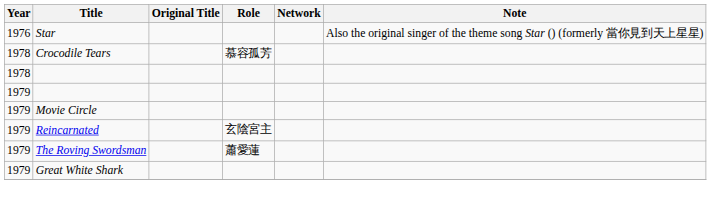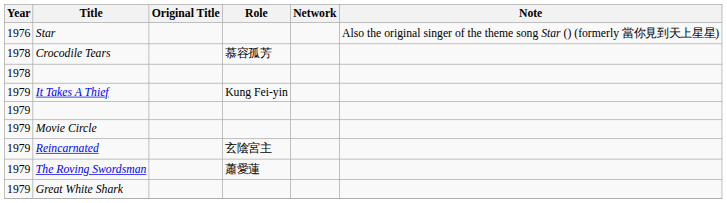+ row: (19, 92)
